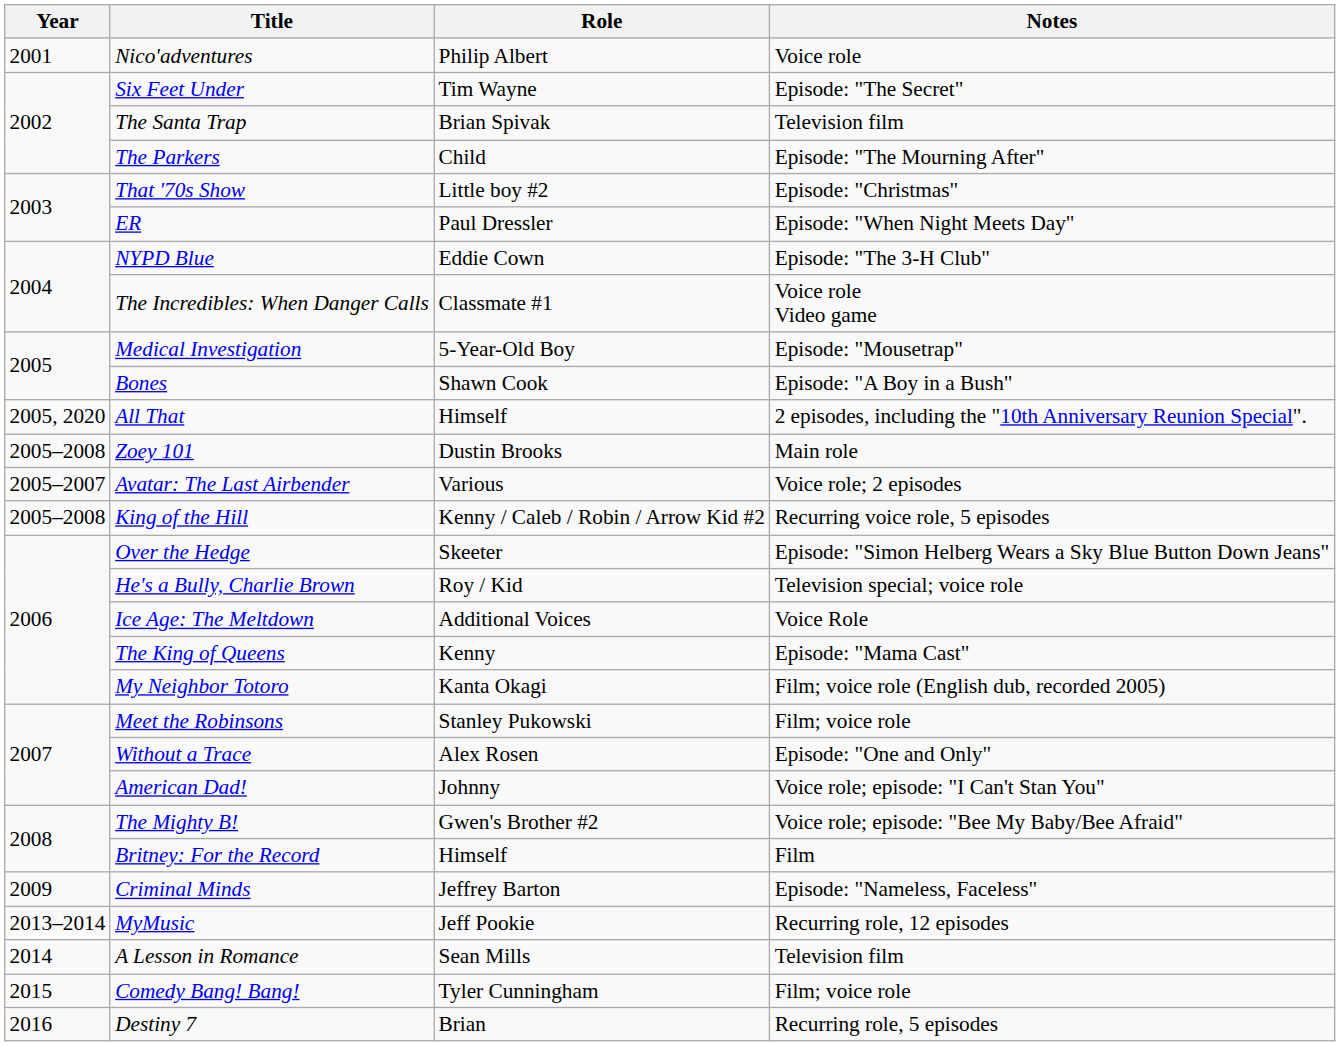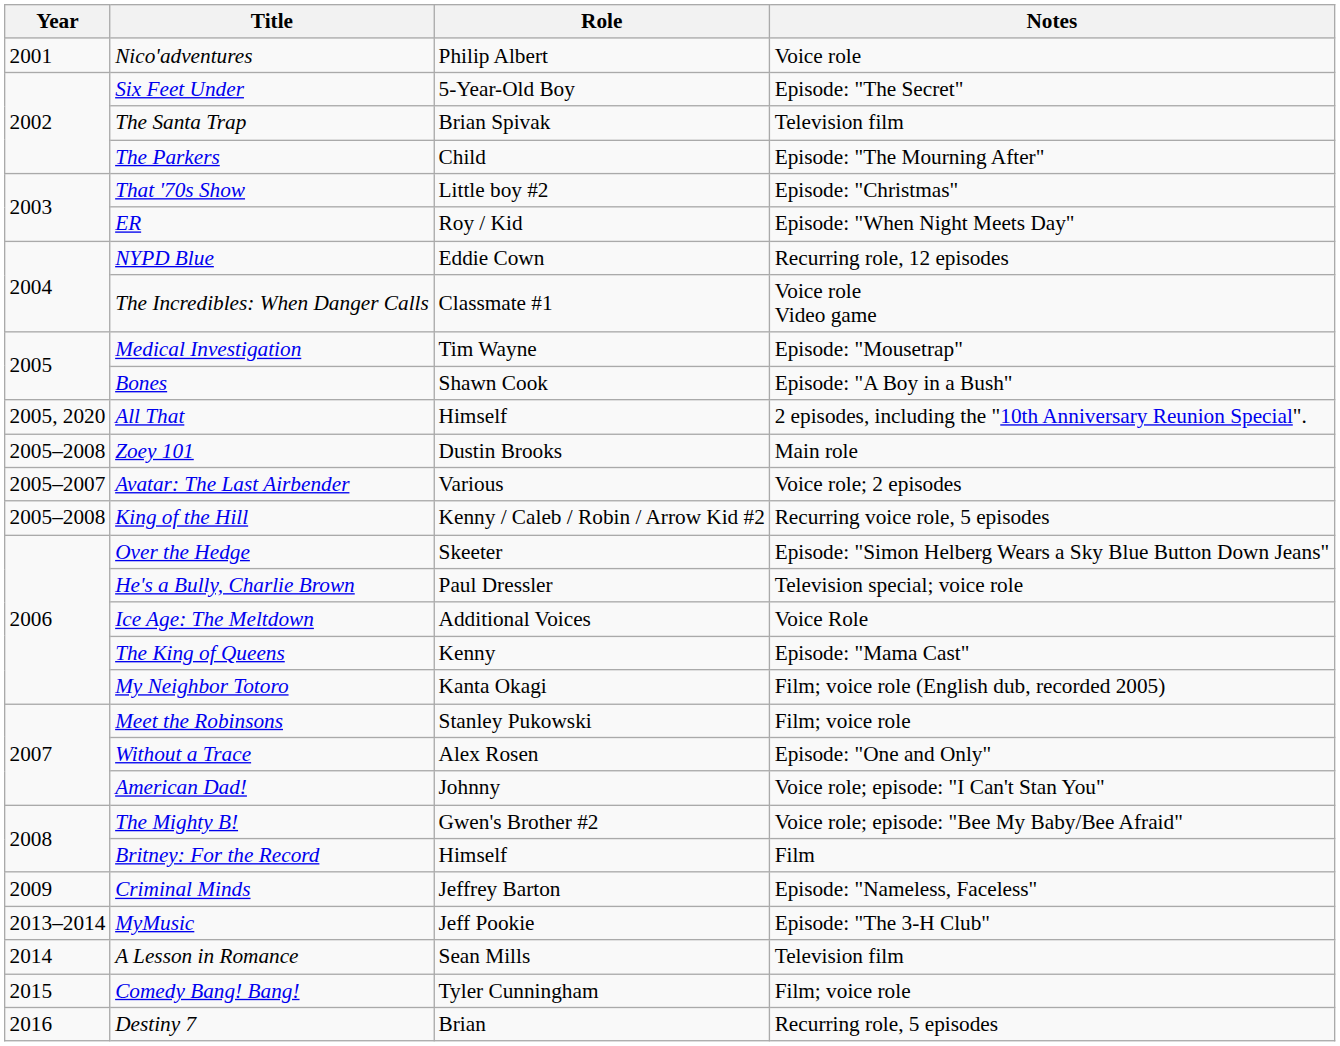(488, 88) Tim Wayne -> (507, 88) 5-Year-Old Boy
(496, 223) Paul Dressler -> (481, 223) Roy / Kid
(882, 257) Episode: "The 3-H Club" -> (892, 257) Recurring role, 12 episodes
(507, 349) 5-Year-Old Boy -> (488, 349) Tim Wayne
(481, 585) Roy / Kid -> (496, 585) Paul Dressler
(892, 922) Recurring role, 12 episodes -> (882, 922) Episode: "The 3-H Club"
